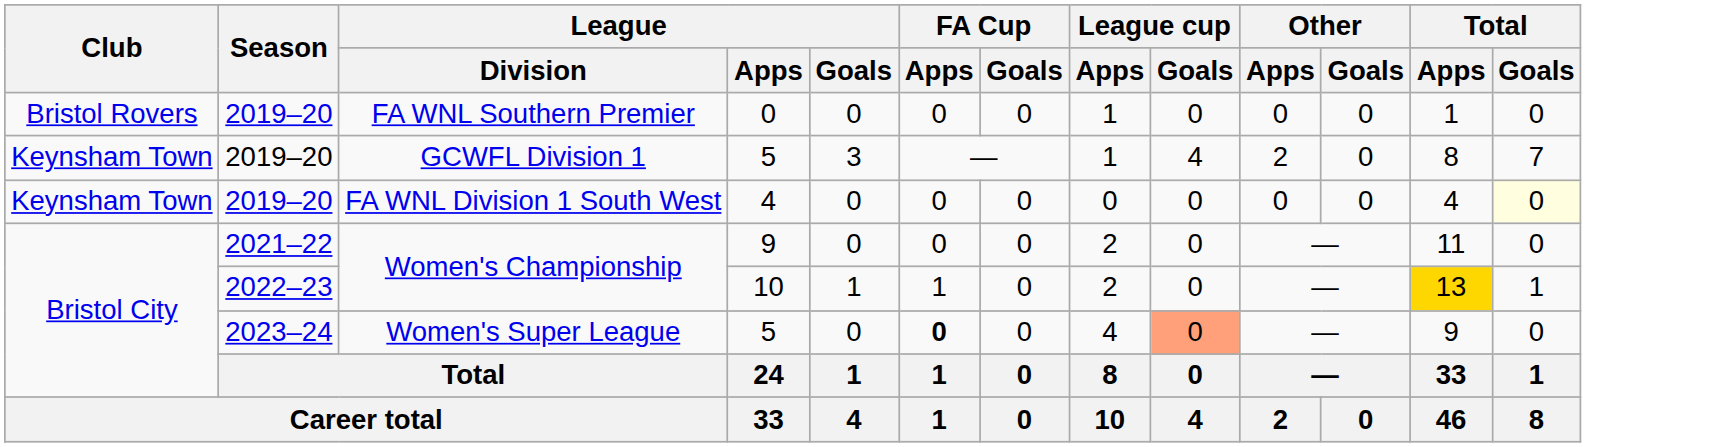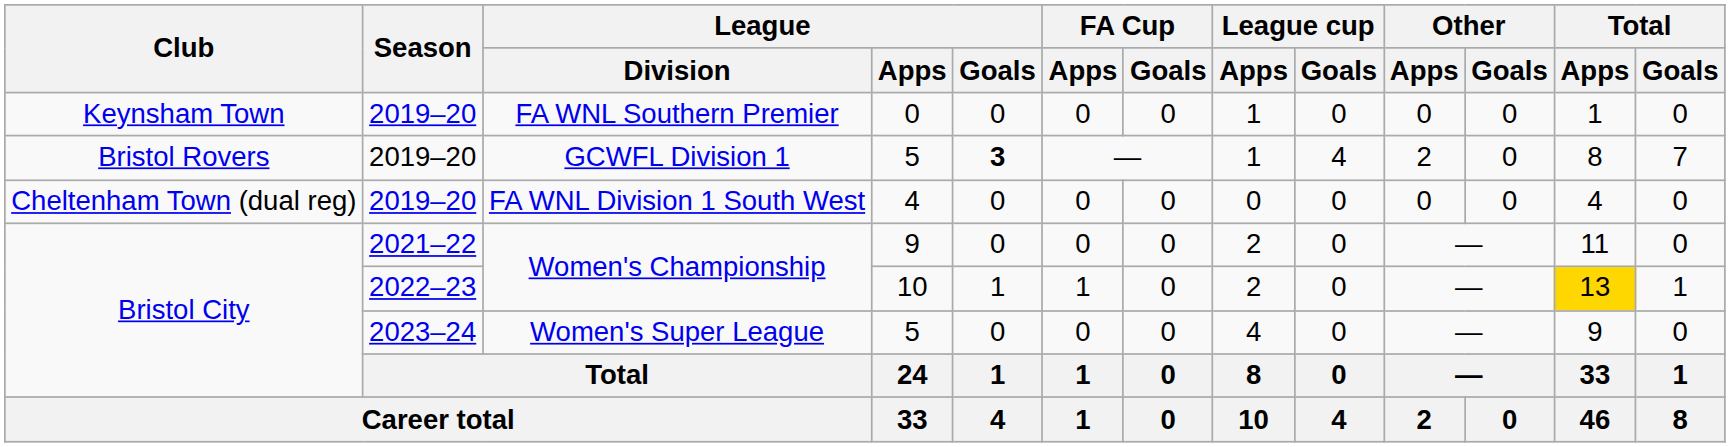(112, 113) Bristol Rovers -> (184, 113) Keynsham Town
(112, 157) Keynsham Town -> (184, 157) Bristol Rovers
(854, 157) normal -> (998, 157) bold
(112, 200) Keynsham Town -> (184, 200) Cheltenham Town (dual reg)
(1536, 200) lightyellow background -> (1680, 200) no background
(939, 331) bold -> (1083, 331) normal
(1195, 331) lightsalmon background -> (1339, 331) no background
